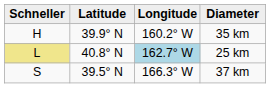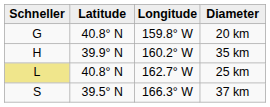+ row: (233, 33)
(167, 53) lightblue background -> (167, 72) no background
